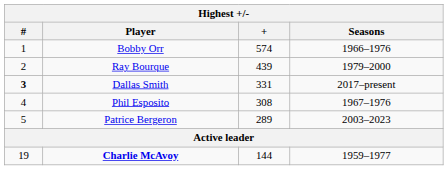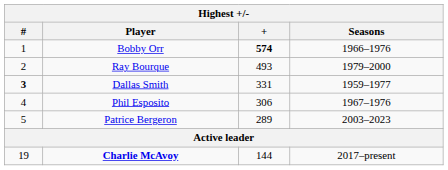(264, 49) normal -> (264, 49) bold
(264, 66) 439 -> (264, 66) 493
(366, 84) 2017–present -> (366, 84) 1959–1977
(264, 102) 308 -> (264, 102) 306
(366, 155) 1959–1977 -> (366, 155) 2017–present
